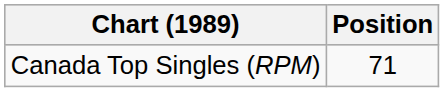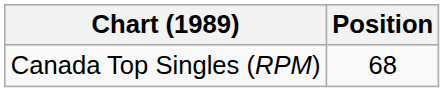(383, 65) 71 -> (383, 65) 68
